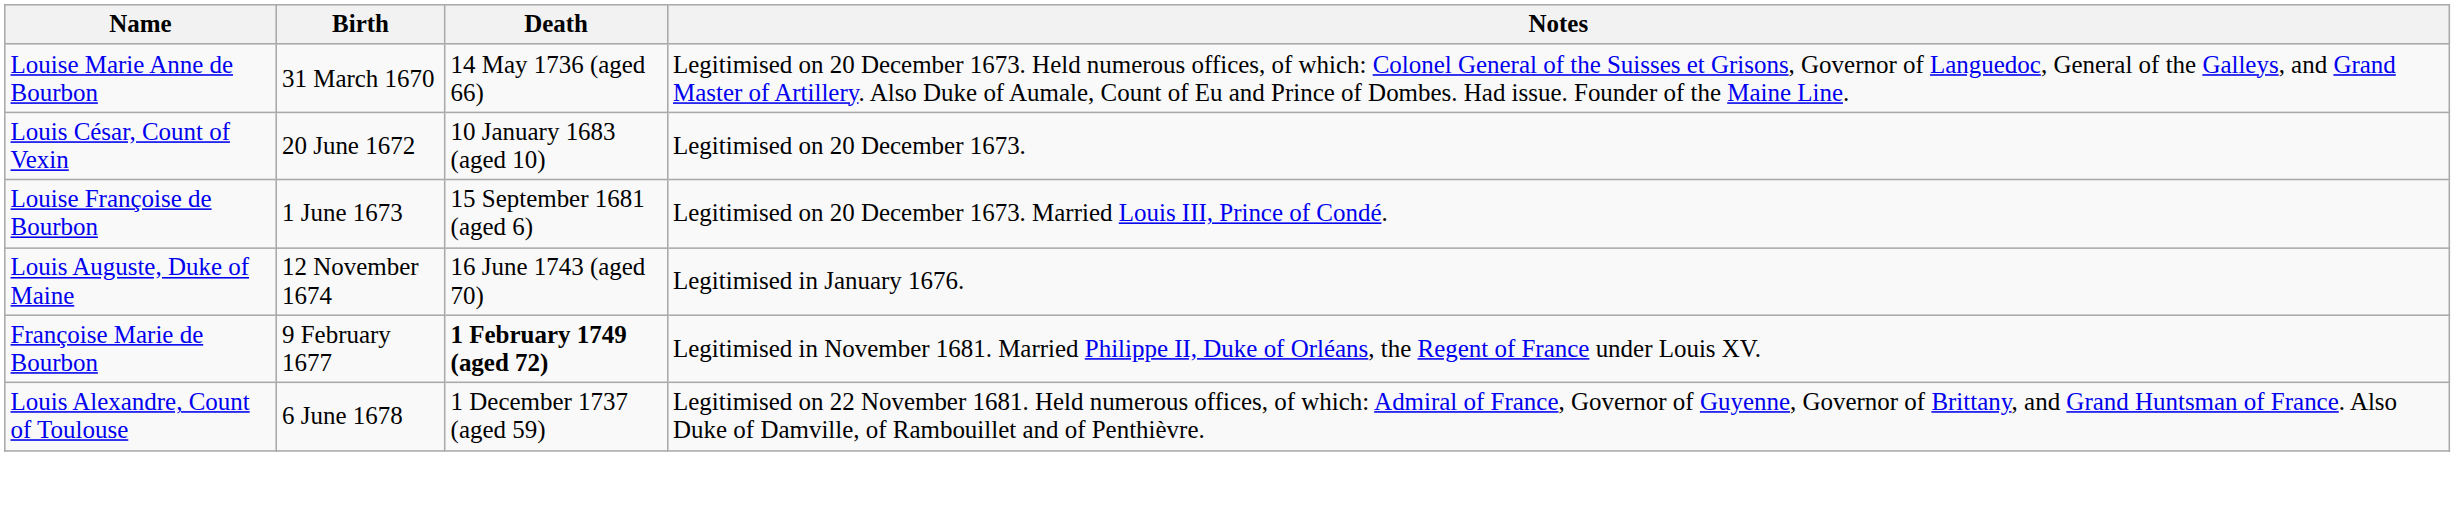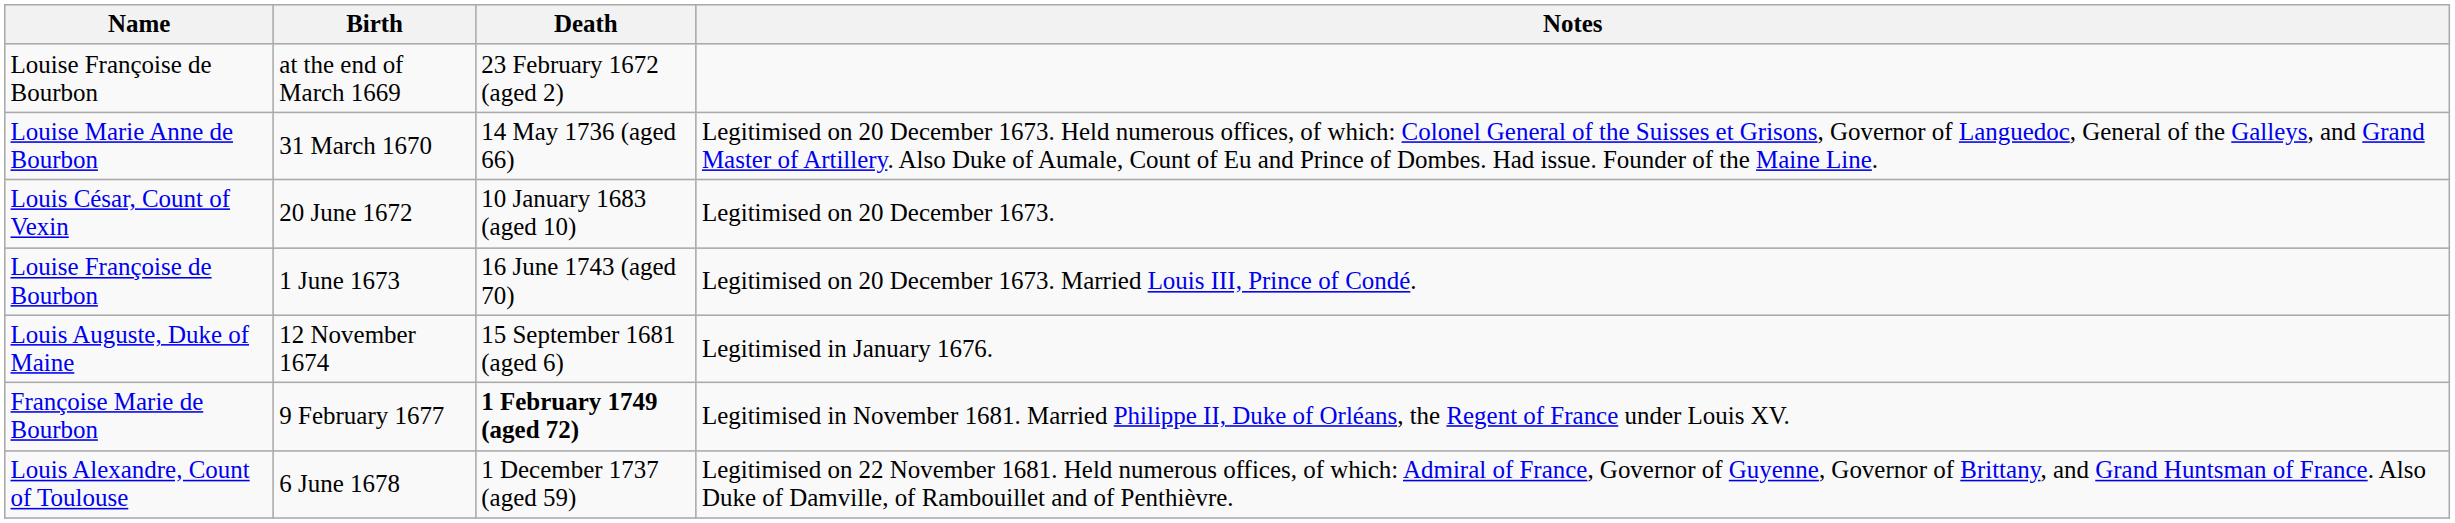+ row: (341, 77)
(548, 213) 15 September 1681 (aged 6) -> (579, 280) 16 June 1743 (aged 70)
(548, 280) 16 June 1743 (aged 70) -> (578, 348) 15 September 1681 (aged 6)
